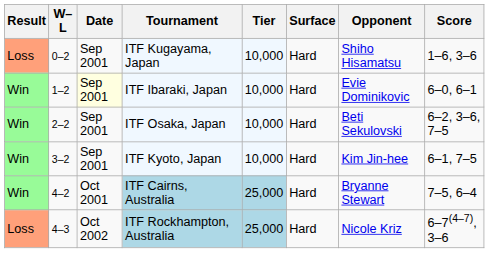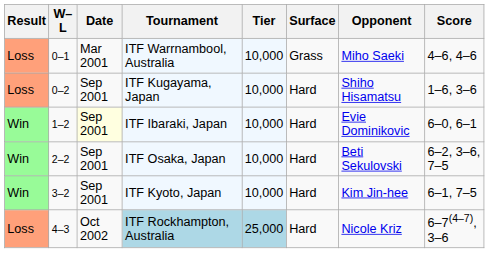+ row: (176, 55)
- row: (156, 192)
